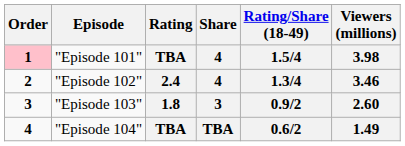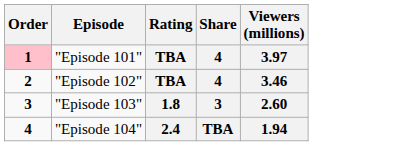- column: (286, 24)
(366, 57) 3.98 -> (274, 57) 3.97
(171, 81) 2.4 -> (171, 81) TBA
(171, 128) TBA -> (171, 128) 2.4
(366, 128) 1.49 -> (274, 128) 1.94
